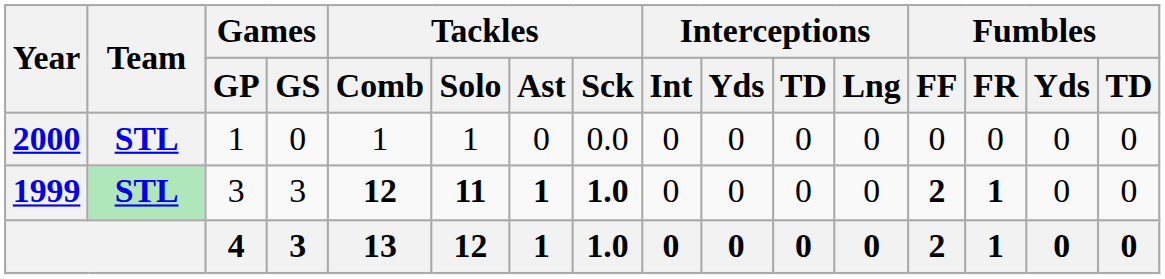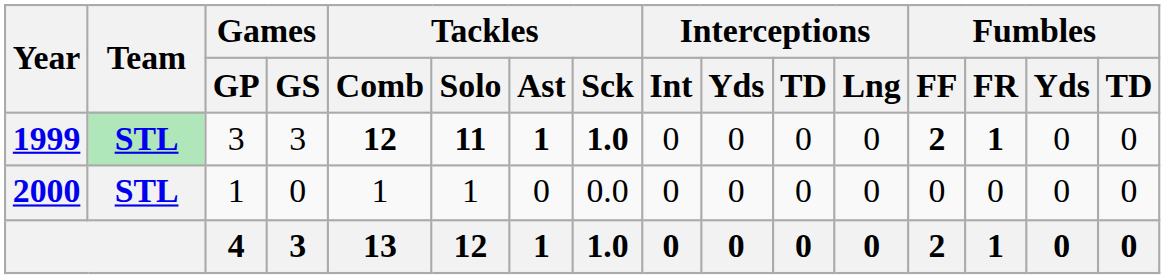rows swapped: (47, 191) <-> (47, 138)
